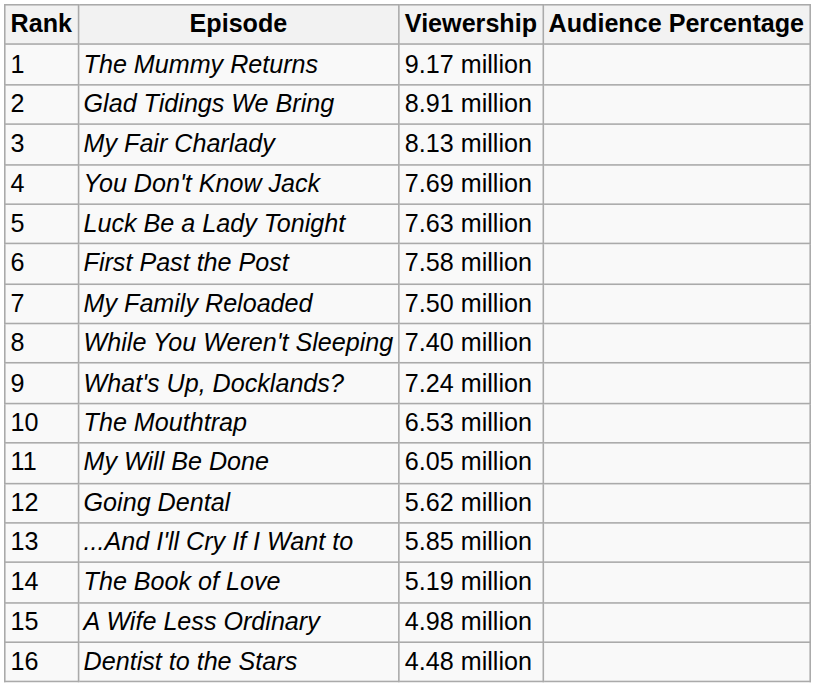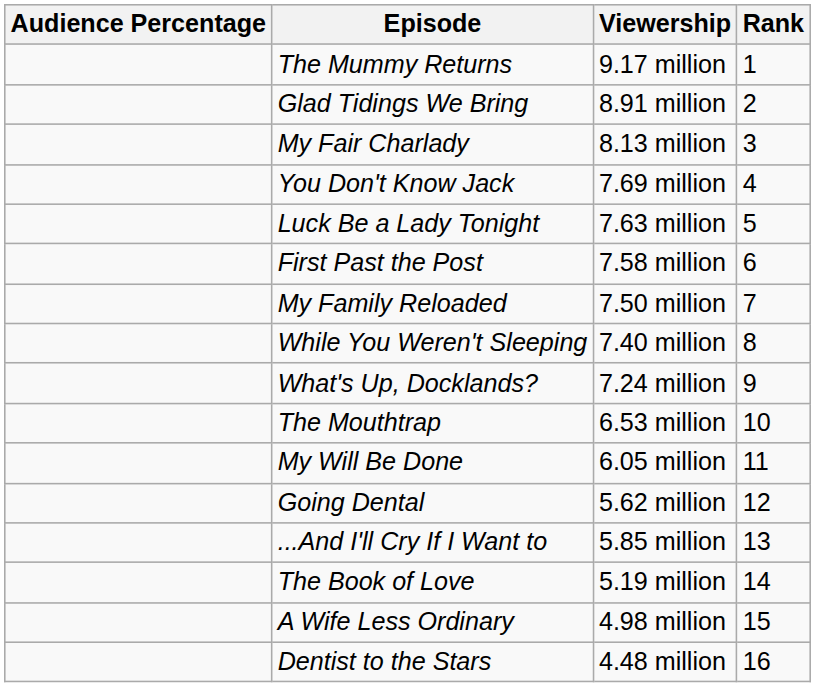columns swapped: (41, 24) <-> (676, 24)
